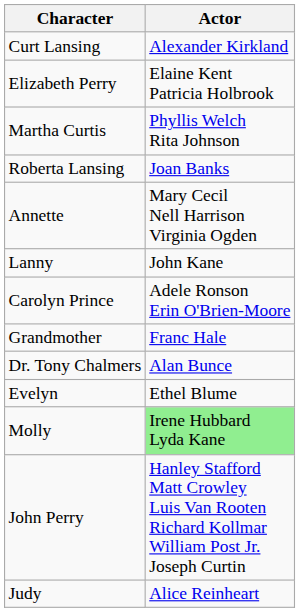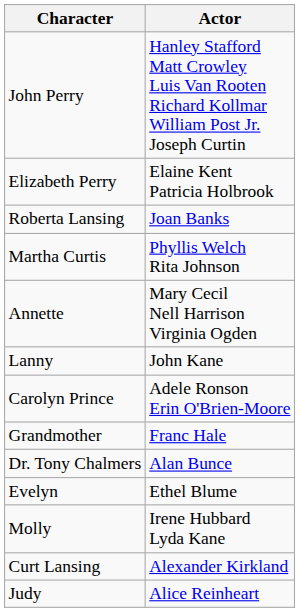rows swapped: (46, 517) <-> (54, 45)
rows swapped: (57, 130) <-> (66, 168)
(200, 430) lightgreen background -> (200, 528) no background
